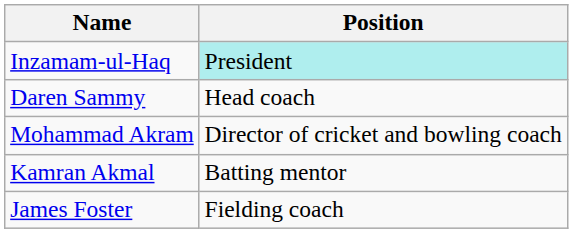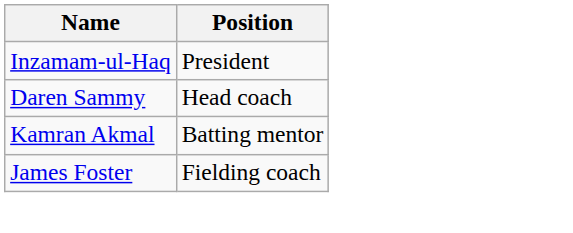(248, 60) paleturquoise background -> (225, 60) no background
- row: (102, 135)
